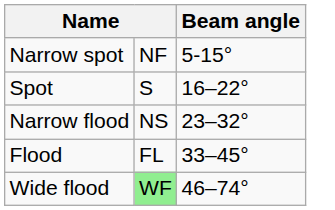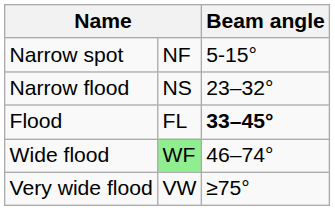- row: (31, 88)
(215, 155) normal -> (240, 121) bold
+ row: (81, 188)
